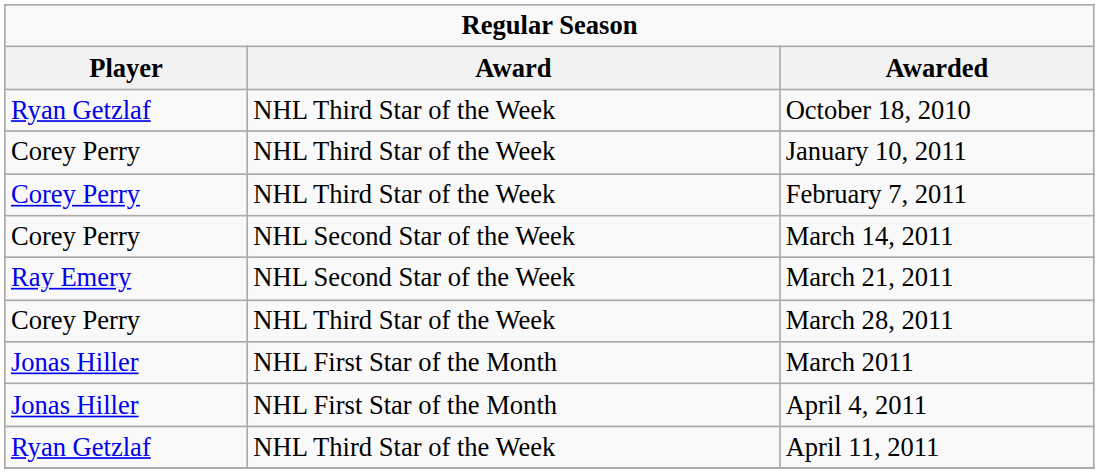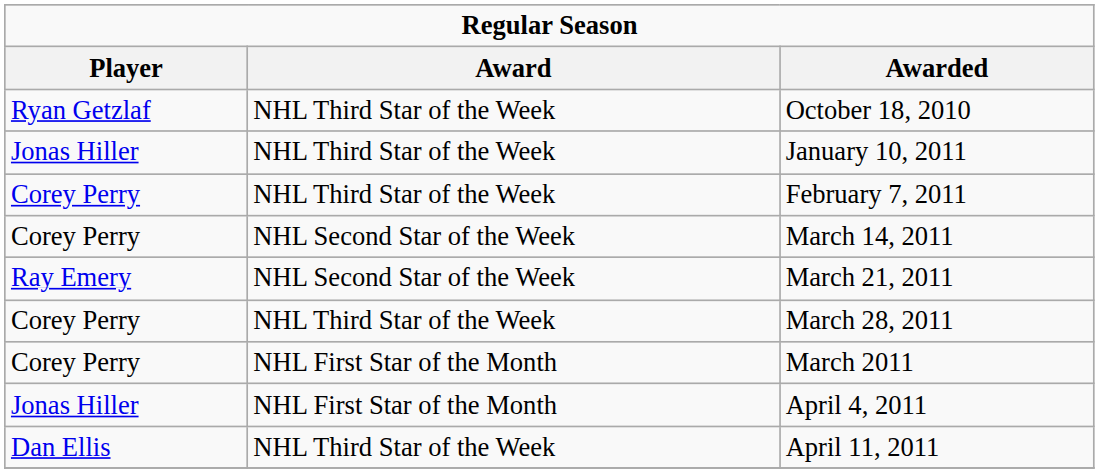(75, 151) Corey Perry -> (75, 151) Jonas Hiller
(75, 362) Jonas Hiller -> (75, 362) Corey Perry
(81, 446) Ryan Getzlaf -> (61, 446) Dan Ellis
